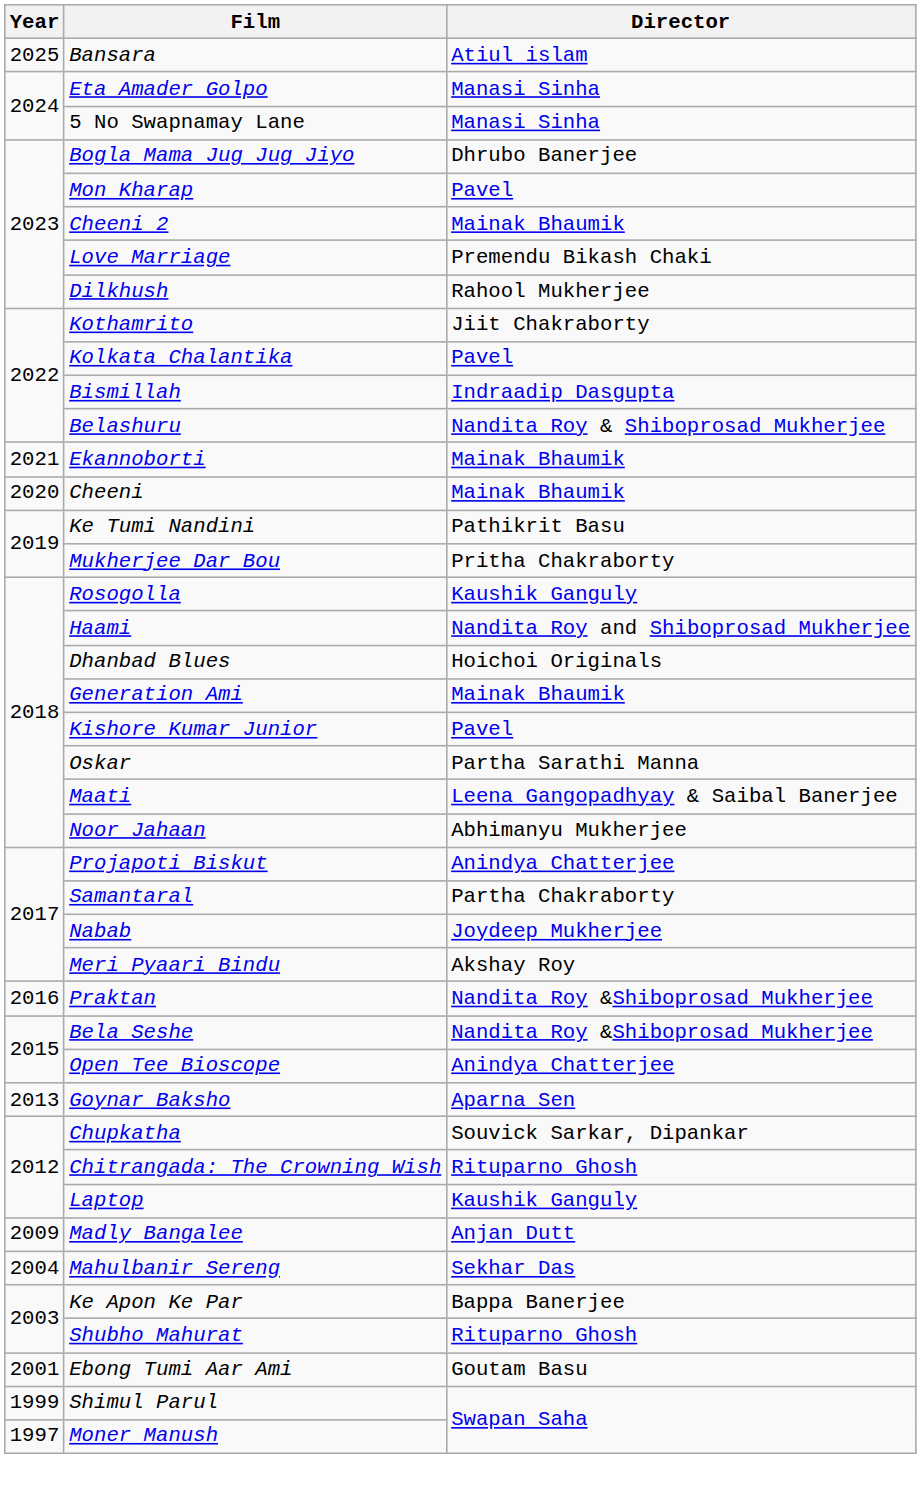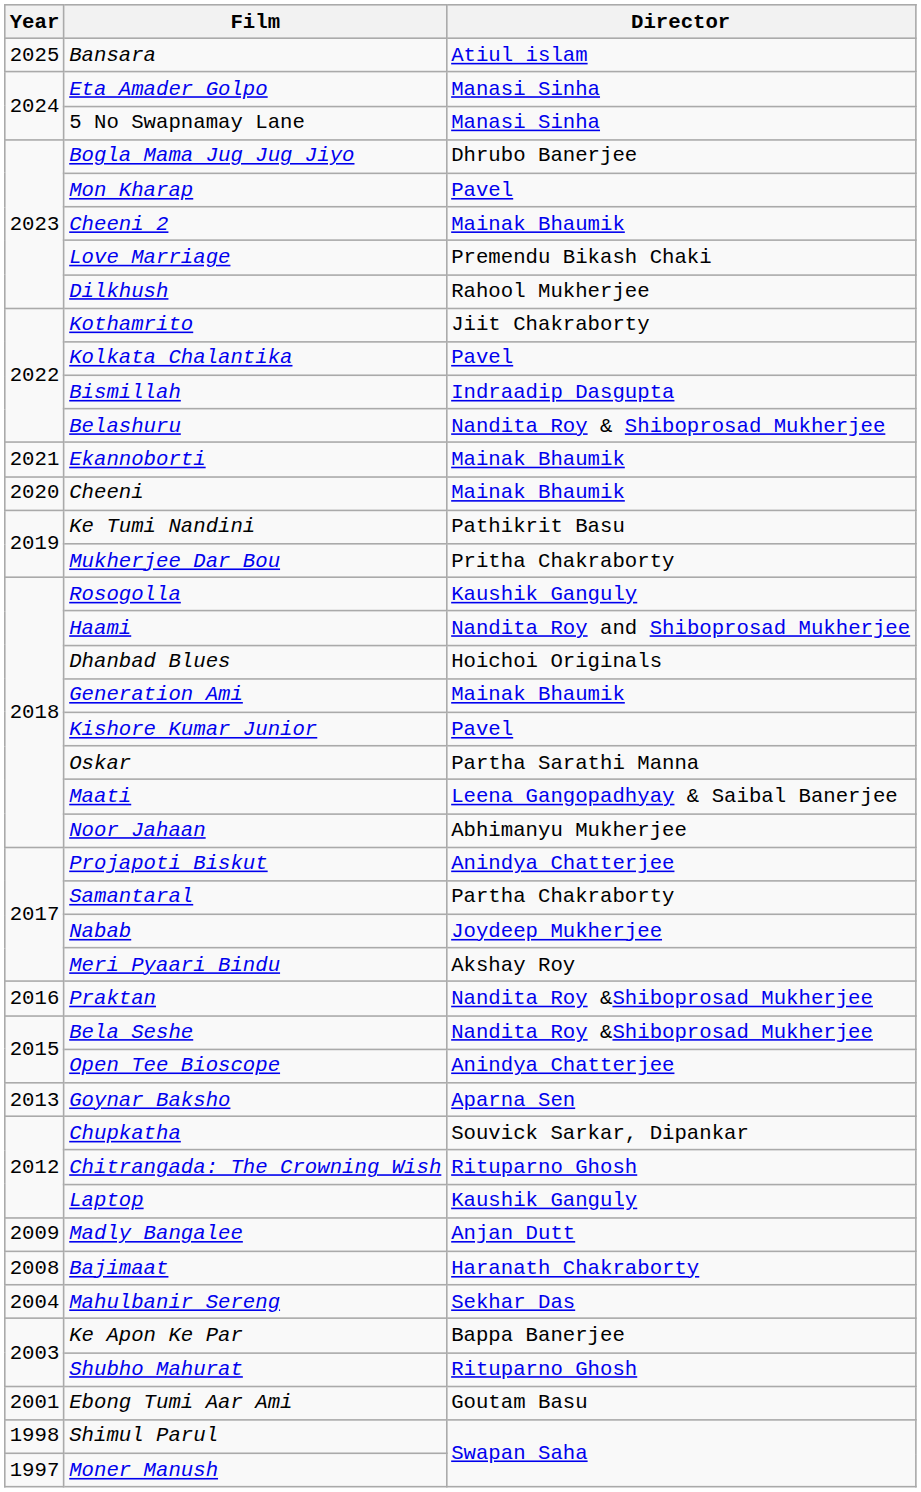+ row: (119, 1268)
(35, 1403) 1999 -> (35, 1437) 1998
